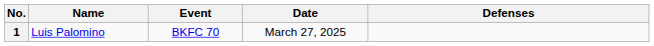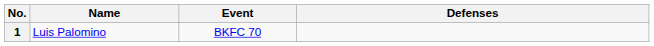- column: (305, 13)
